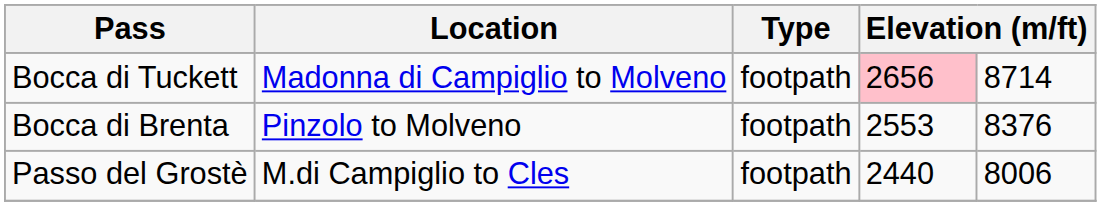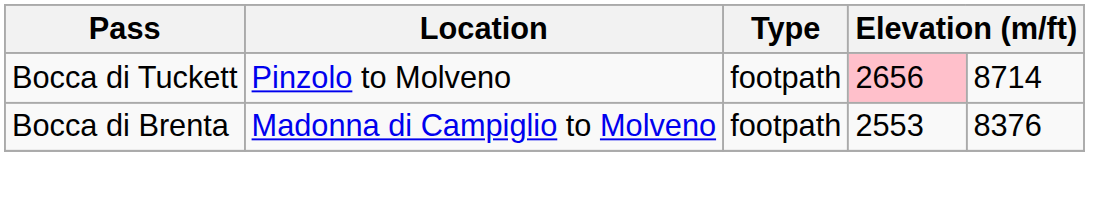(494, 77) Madonna di Campiglio to Molveno -> (381, 77) Pinzolo to Molveno
(392, 126) Pinzolo to Molveno -> (484, 126) Madonna di Campiglio to Molveno
- row: (130, 175)
